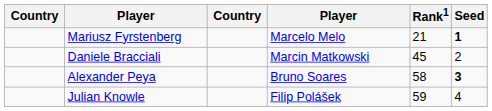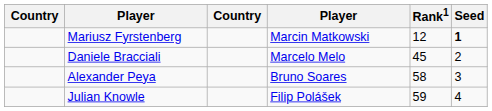(308, 37) Marcelo Melo -> (320, 37) Marcin Matkowski
(419, 37) 21 -> (419, 37) 12
(320, 57) Marcin Matkowski -> (308, 57) Marcelo Melo
(458, 77) bold -> (458, 77) normal
